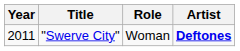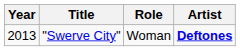(21, 35) 2011 -> (22, 35) 2013
